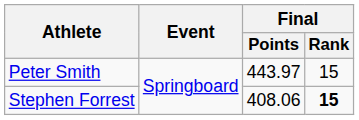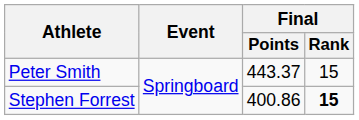(274, 73) 443.97 -> (274, 73) 443.37
(274, 101) 408.06 -> (274, 101) 400.86
